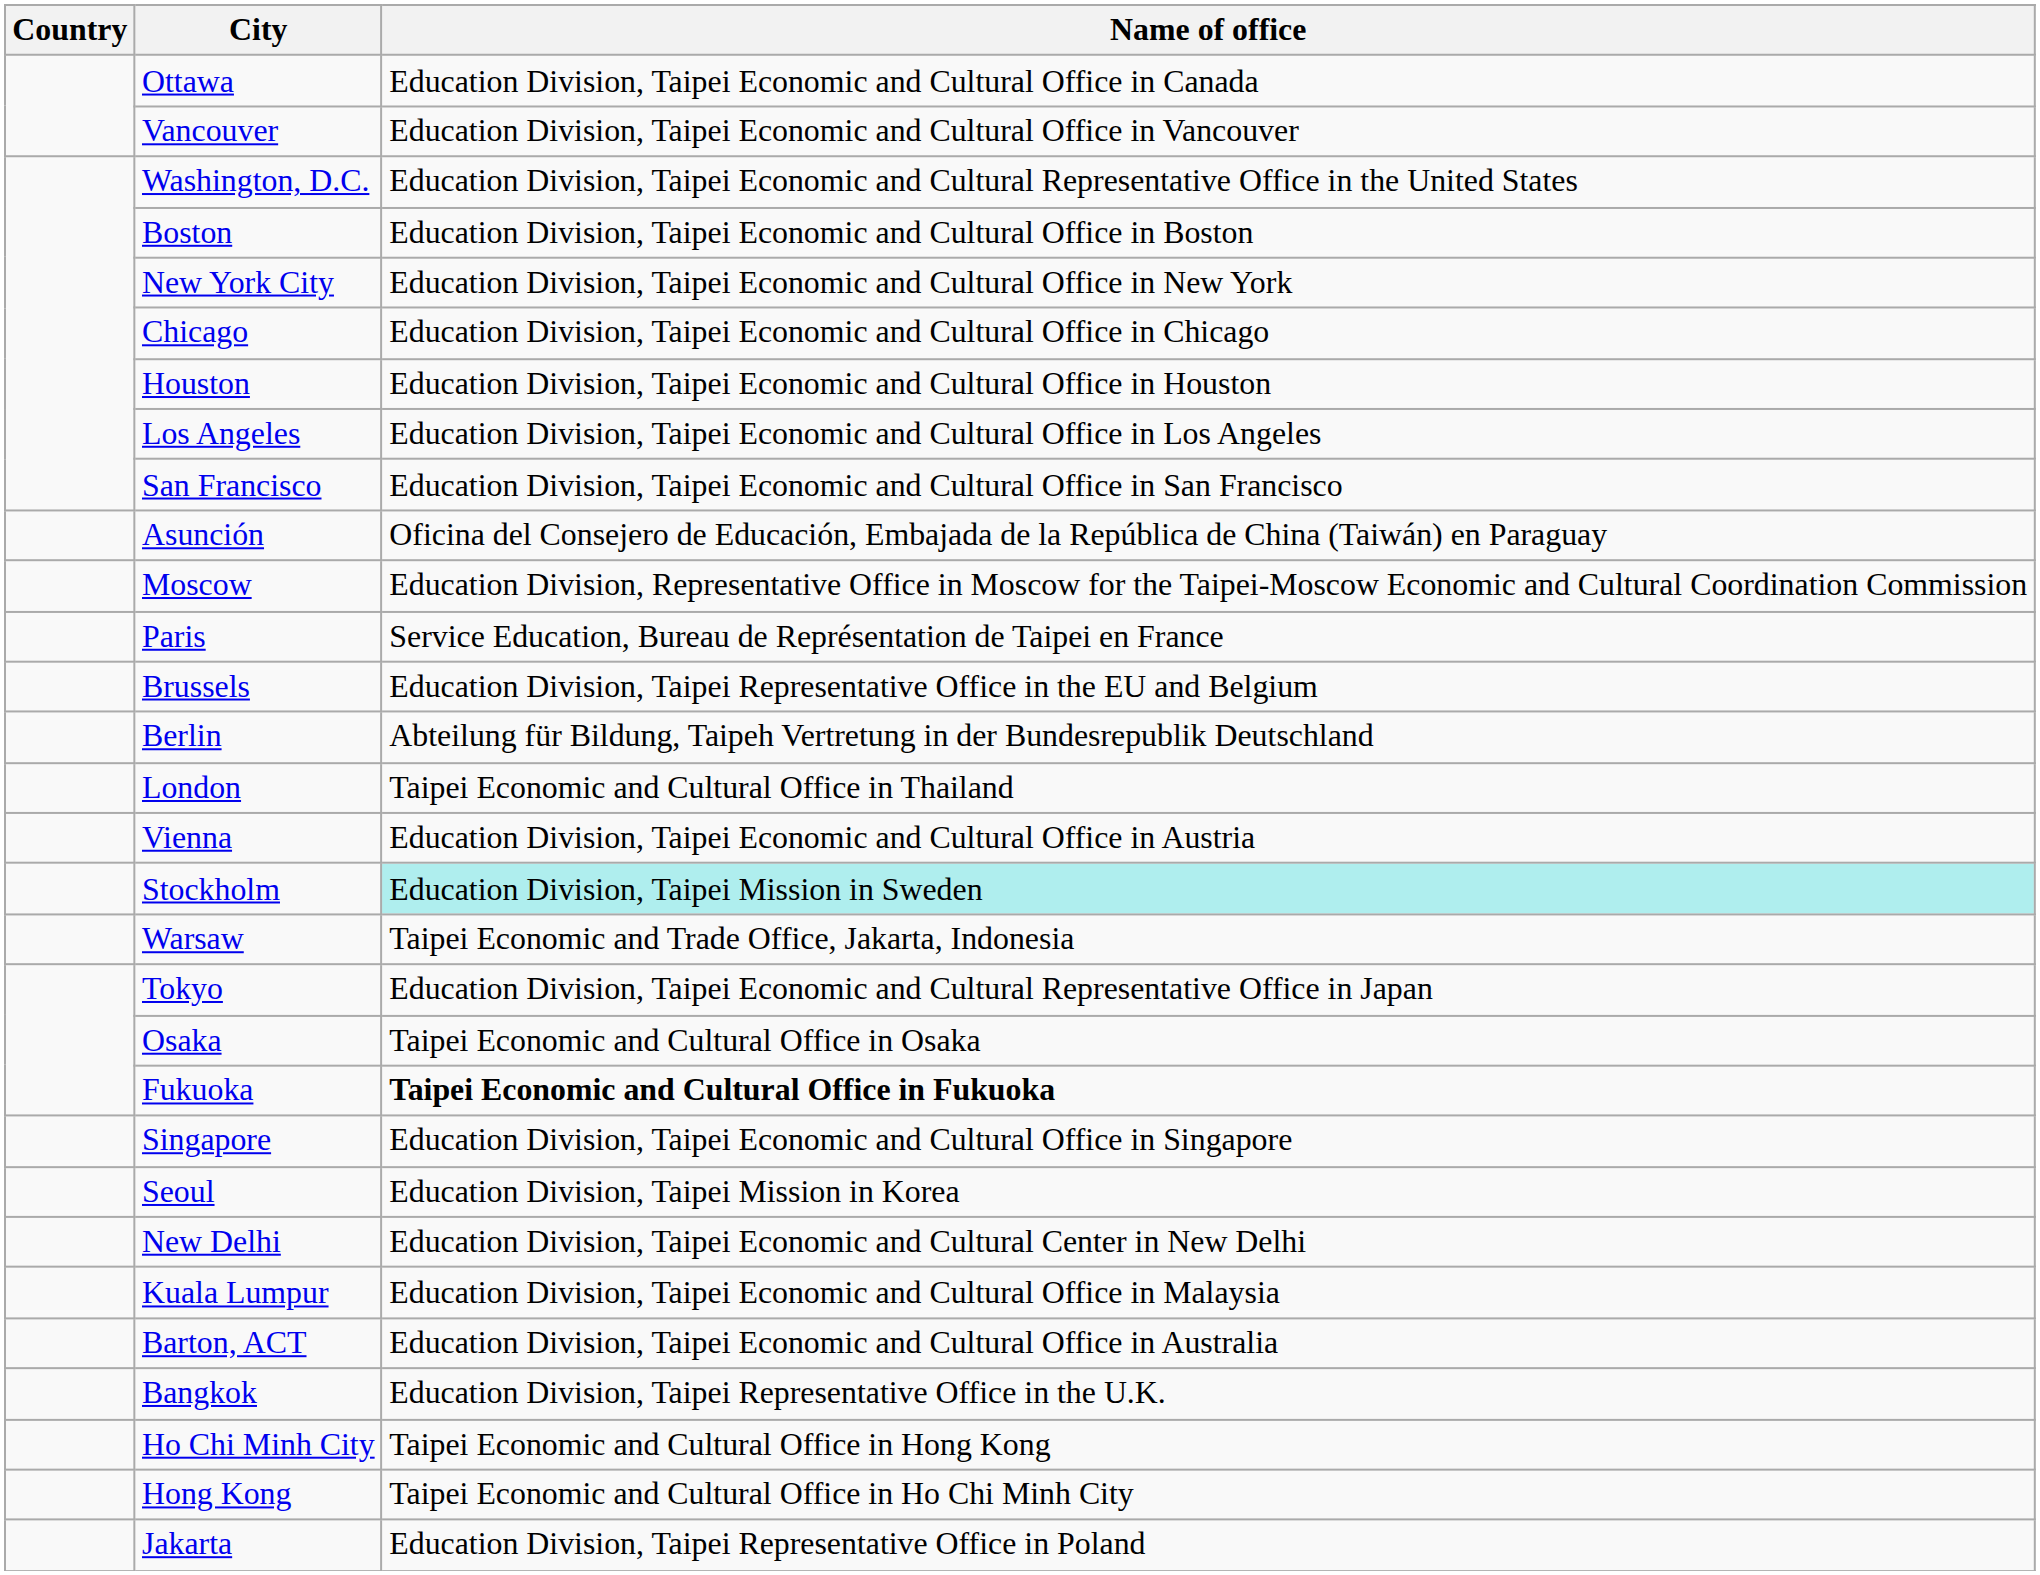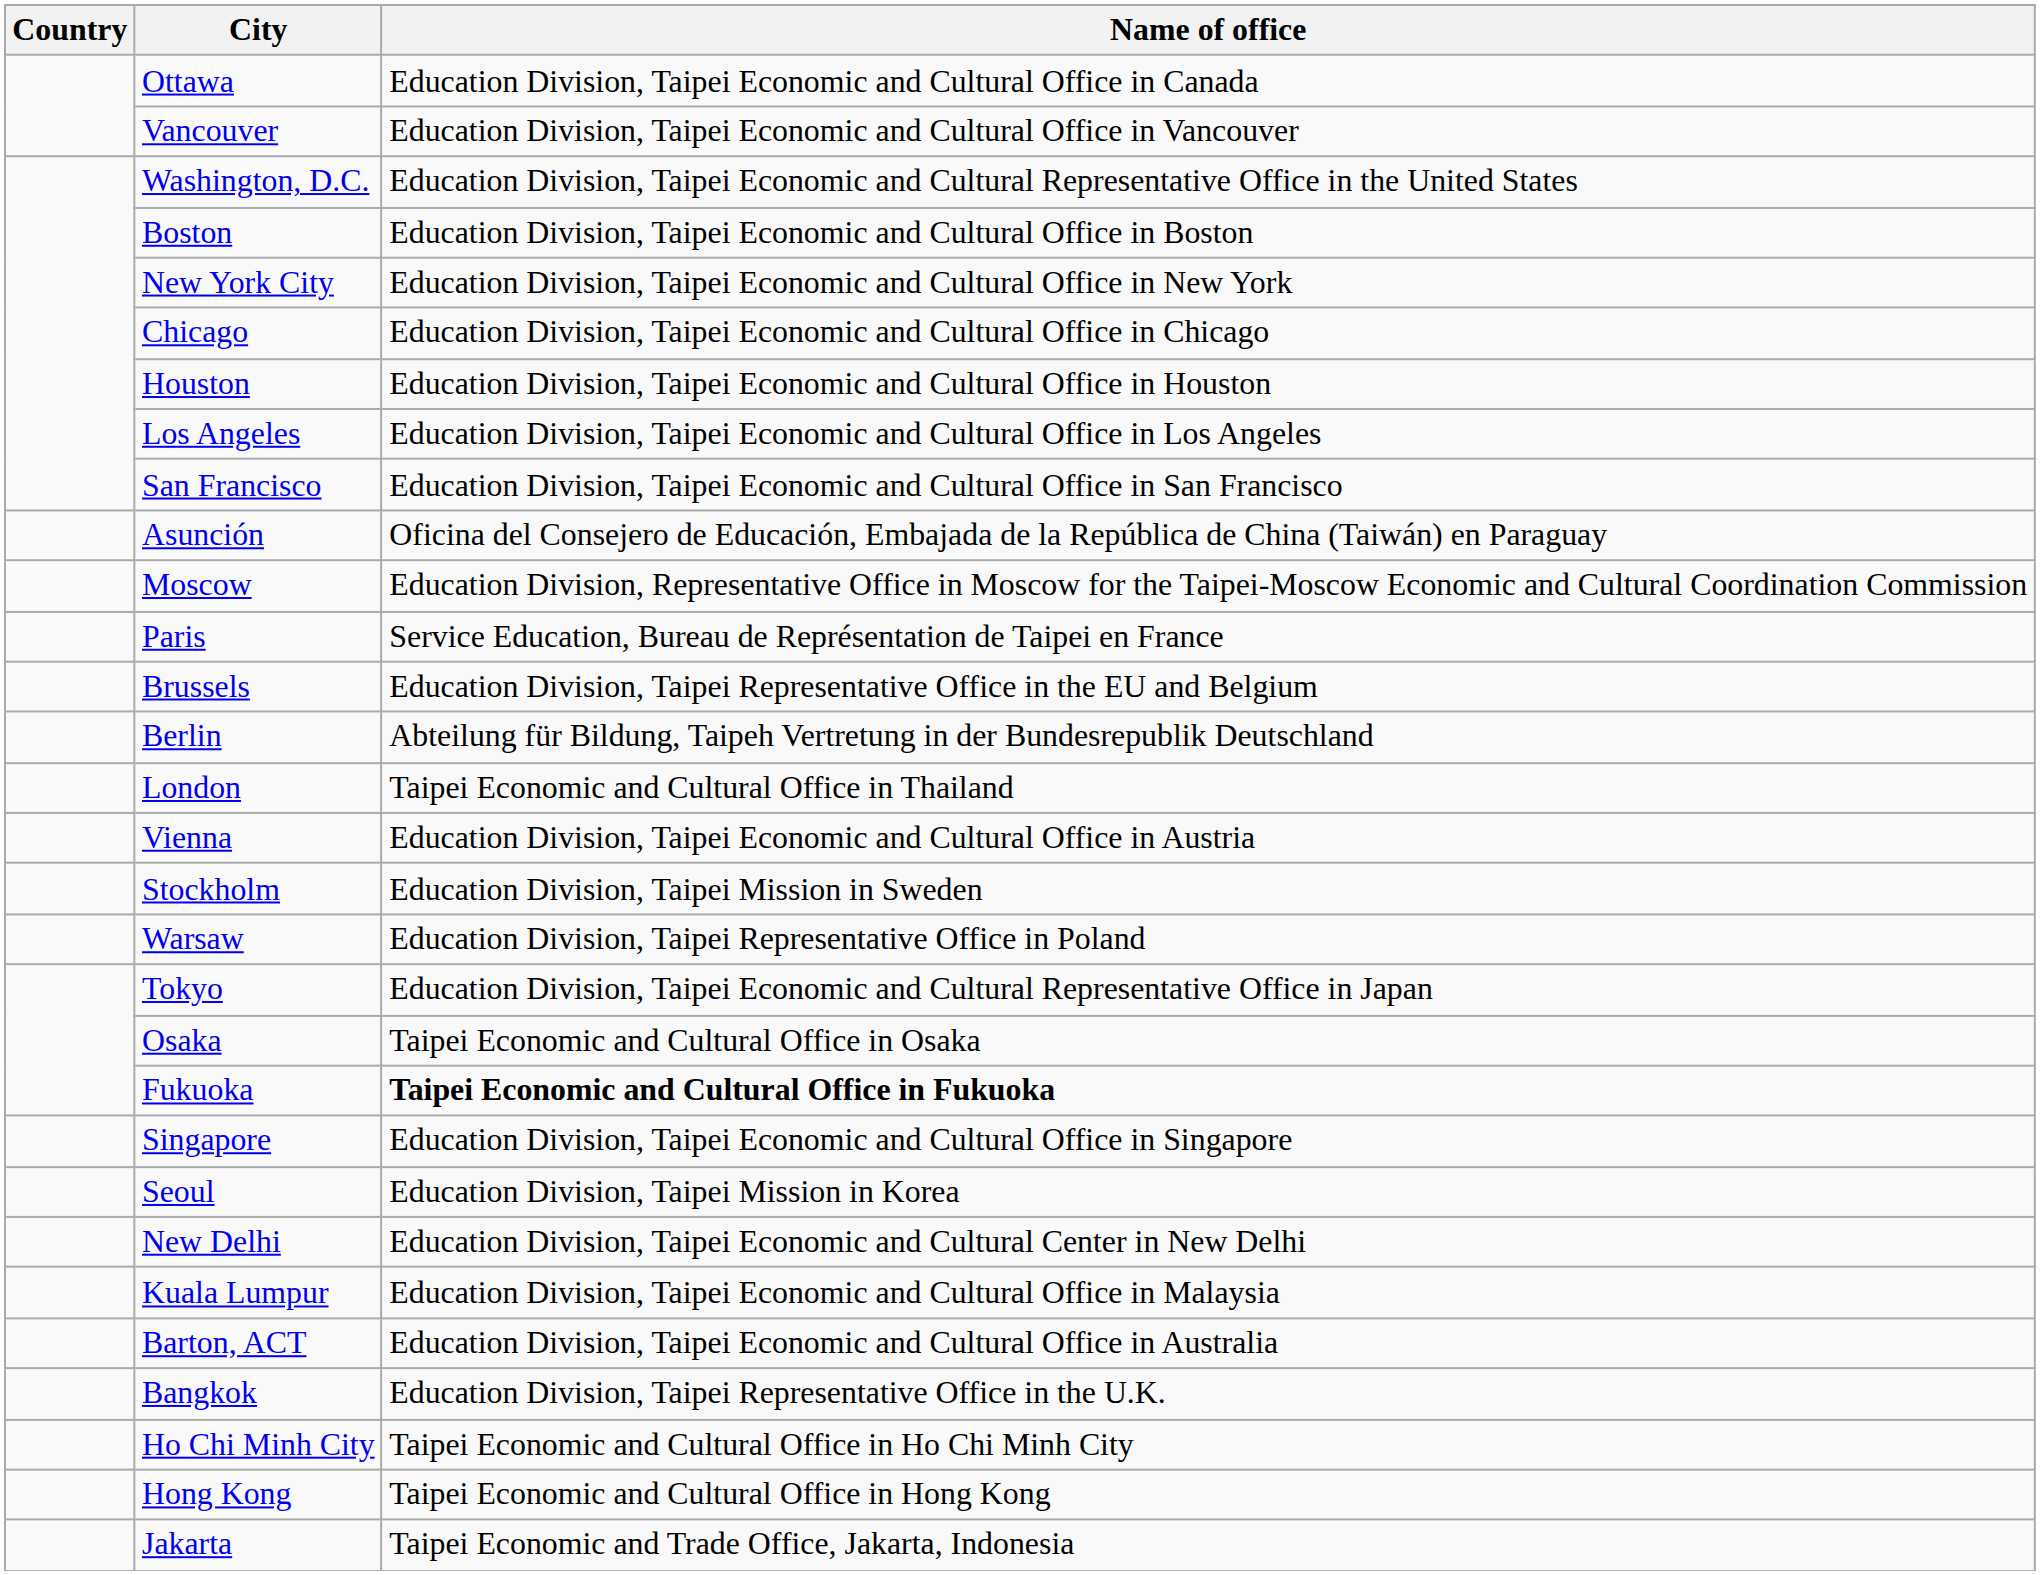(686, 888) paleturquoise background -> (686, 888) no background
(732, 938) Taipei Economic and Trade Office, Jakarta, Indonesia -> (767, 938) Education Division, Taipei Representative Office in Poland
(720, 1443) Taipei Economic and Cultural Office in Hong Kong -> (762, 1443) Taipei Economic and Cultural Office in Ho Chi Minh City
(762, 1494) Taipei Economic and Cultural Office in Ho Chi Minh City -> (720, 1494) Taipei Economic and Cultural Office in Hong Kong
(767, 1544) Education Division, Taipei Representative Office in Poland -> (732, 1544) Taipei Economic and Trade Office, Jakarta, Indonesia
